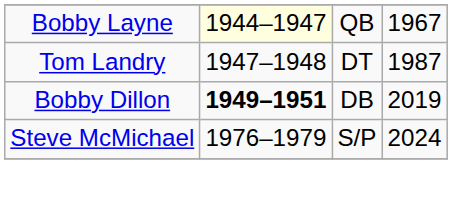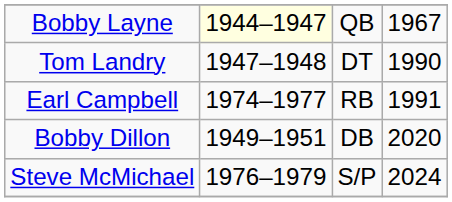(414, 61) 1987 -> (414, 61) 1990
+ row: (102, 100)
(266, 100) bold -> (266, 138) normal
(414, 100) 2019 -> (414, 138) 2020
